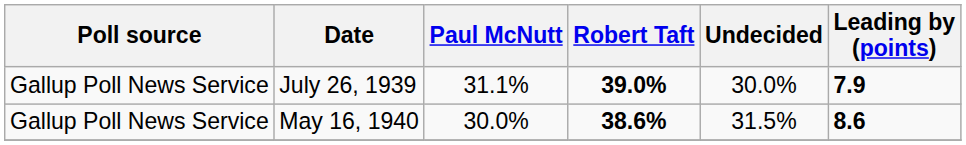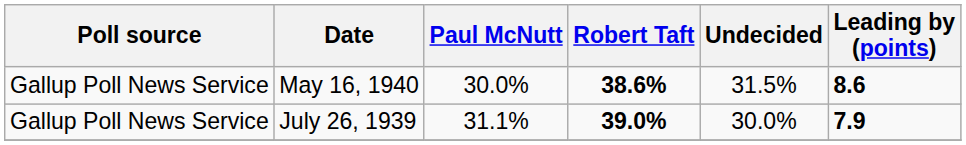rows swapped: (349, 121) <-> (348, 85)
